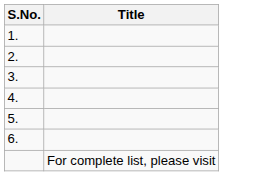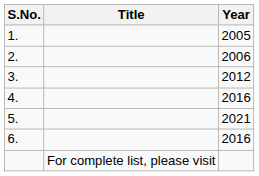+ column: (236, 14)
